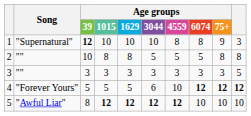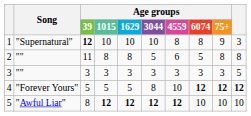(87, 57) 10 -> (87, 57) 11
(177, 57) 5 -> (177, 57) 6
(153, 88) 6 -> (153, 88) 8
